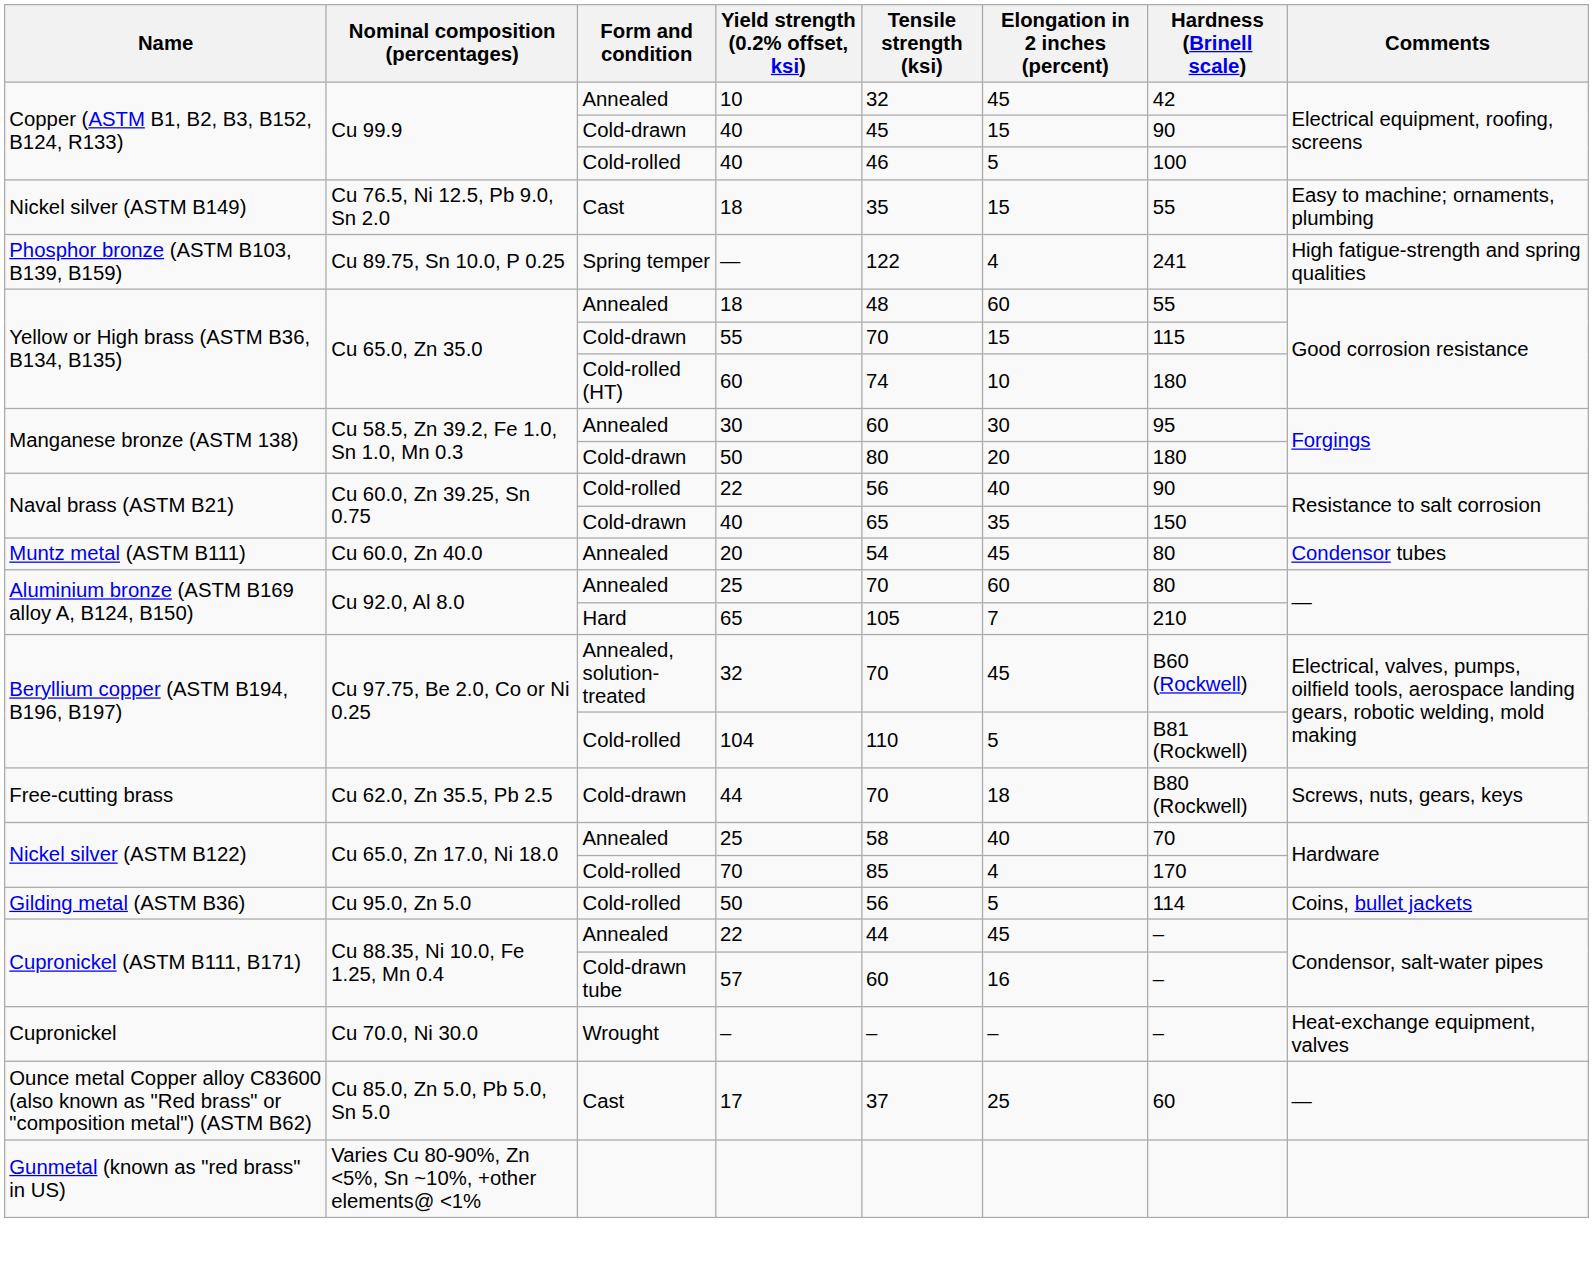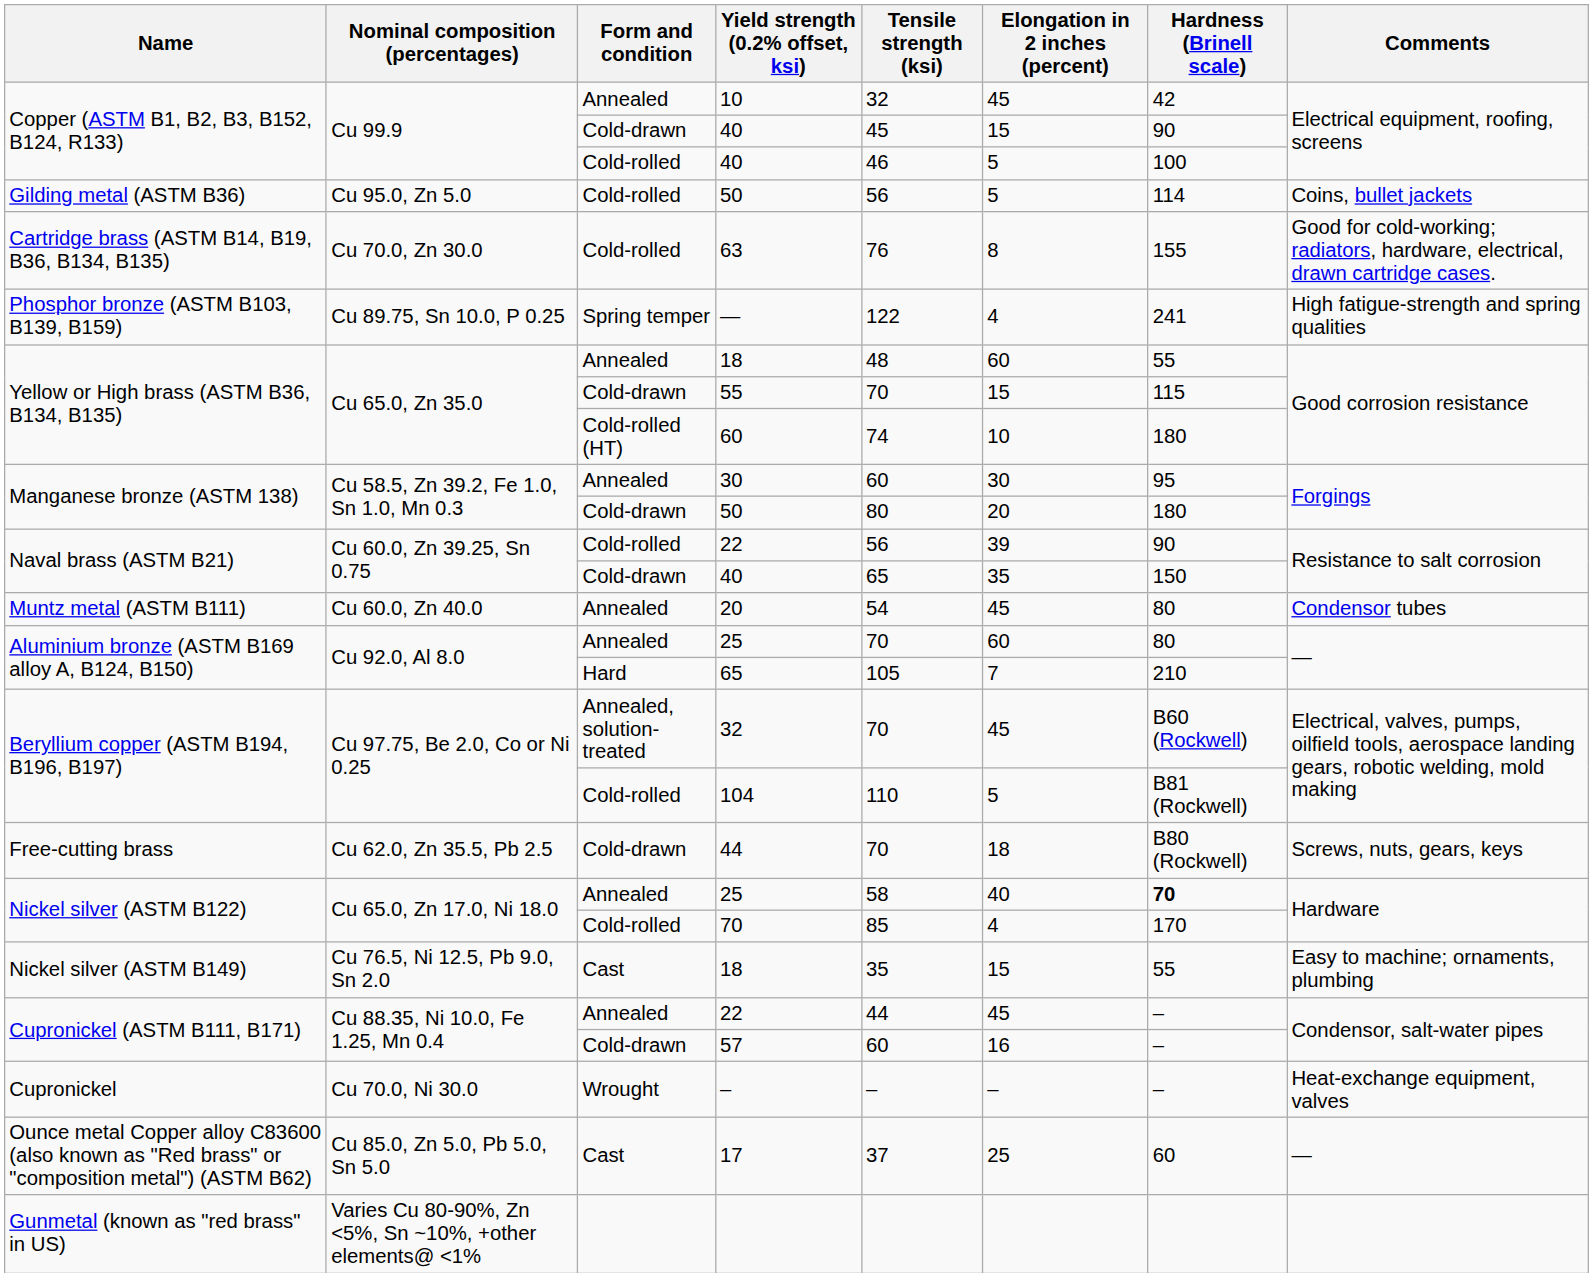rows swapped: (127, 903) <-> (128, 206)
+ row: (161, 250)
(999, 489) 40 -> (999, 544) 39
(1164, 838) normal -> (1164, 893) bold
(634, 978) Cold-drawn tube -> (634, 1045) Cold-drawn
